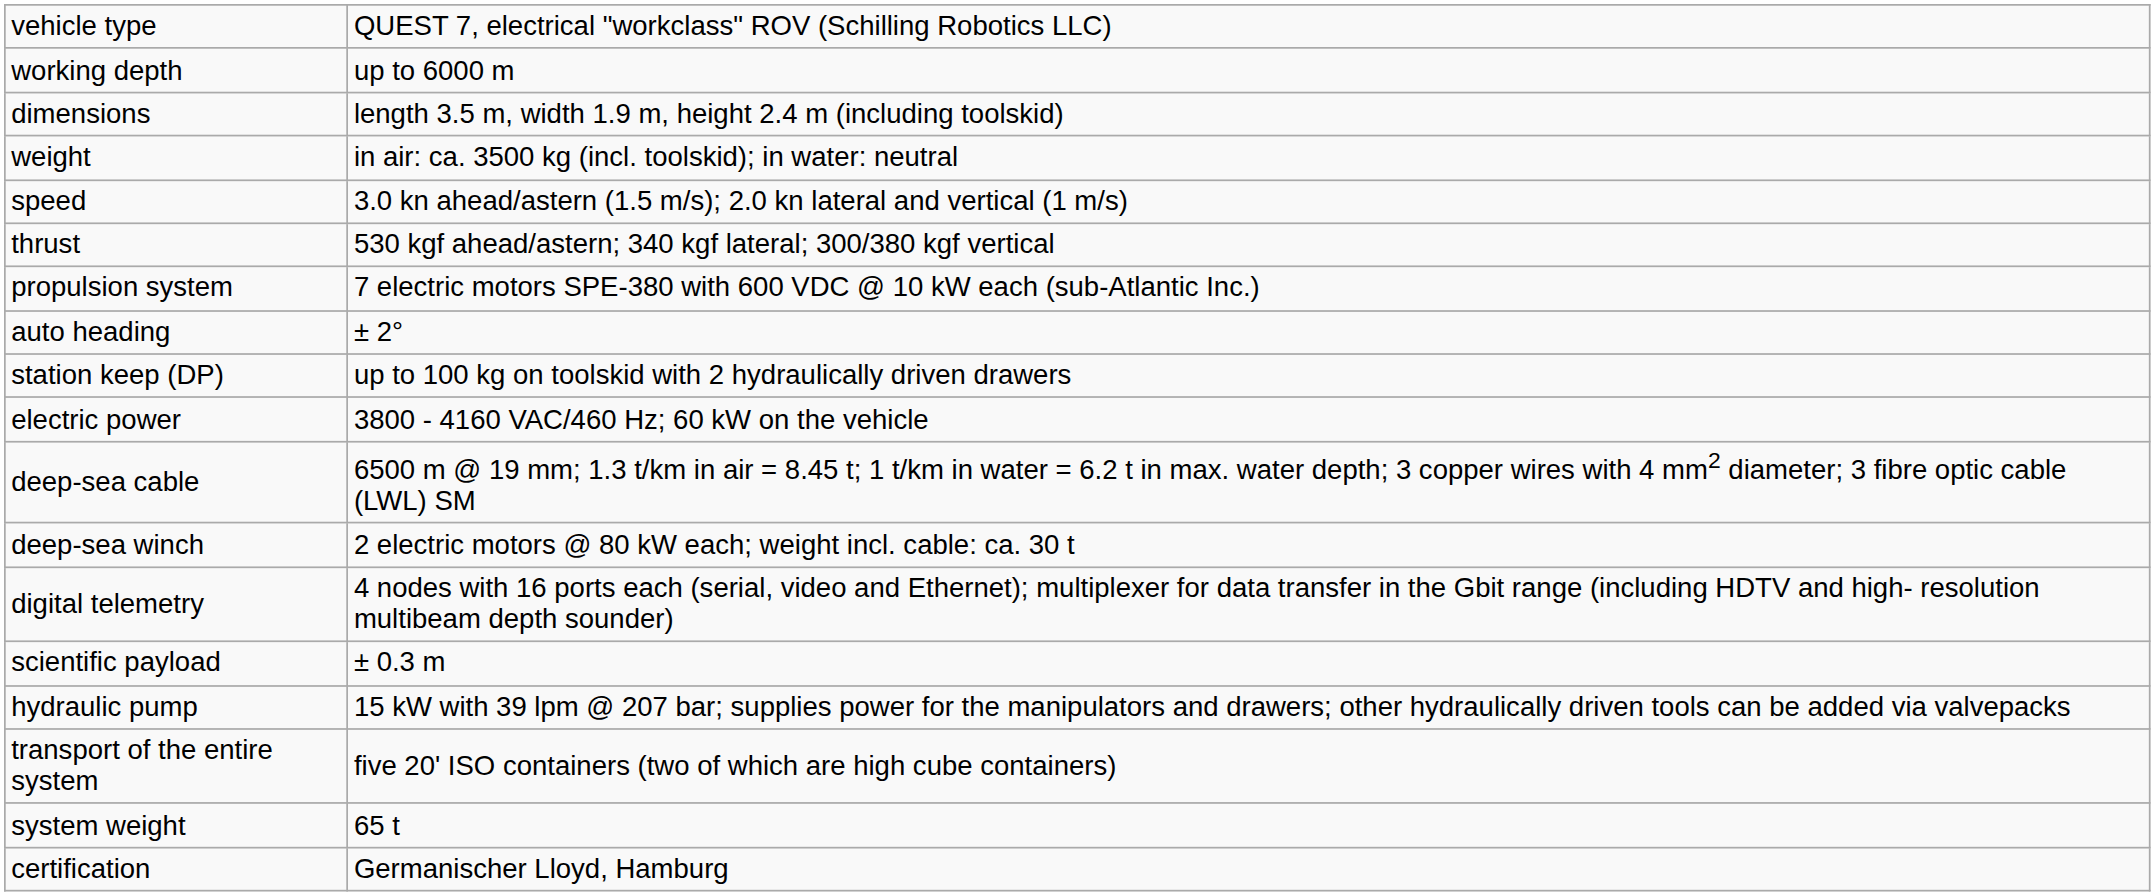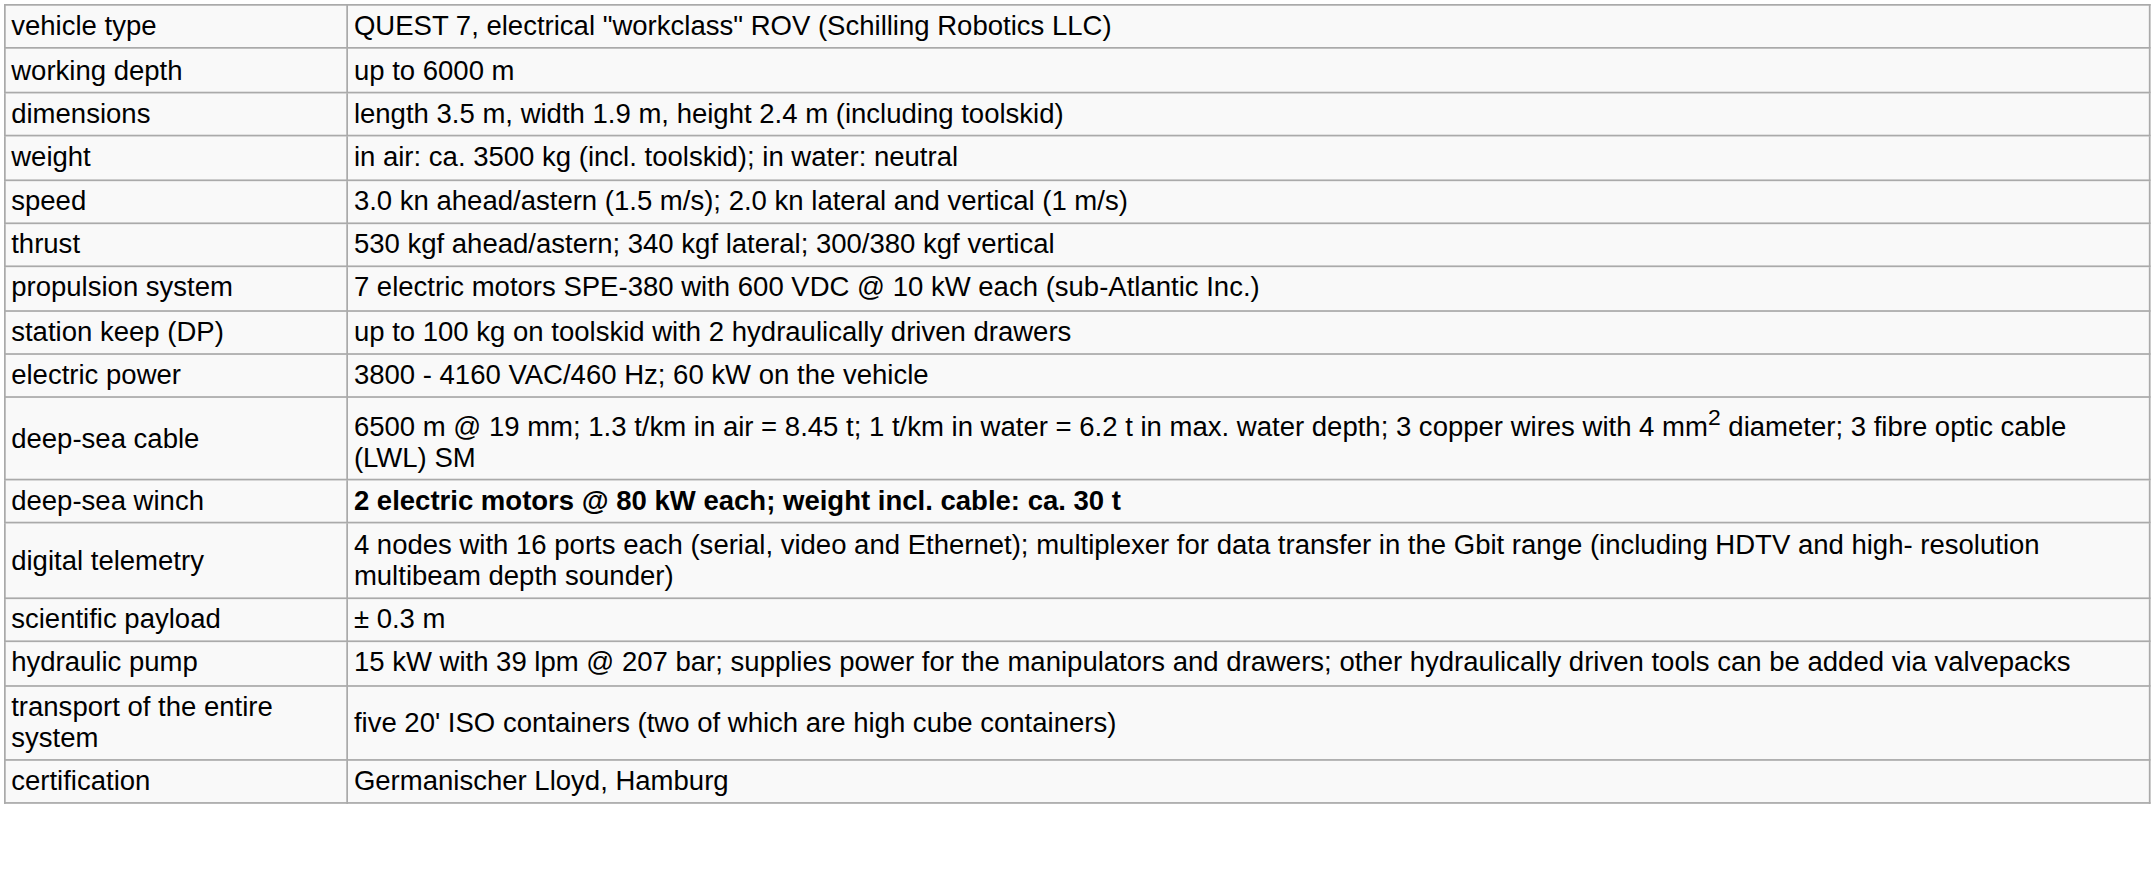- row: (91, 331)
(714, 544) normal -> (737, 501) bold
- row: (98, 824)
